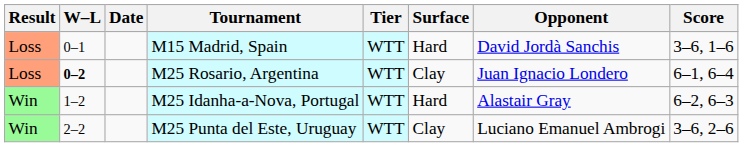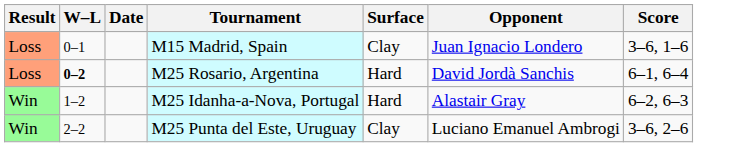- column: (386, 18)
(430, 45) Hard -> (384, 45) Clay
(548, 45) David Jordà Sanchis -> (507, 45) Juan Ignacio Londero
(429, 73) Clay -> (384, 73) Hard
(553, 73) Juan Ignacio Londero -> (503, 73) David Jordà Sanchis
